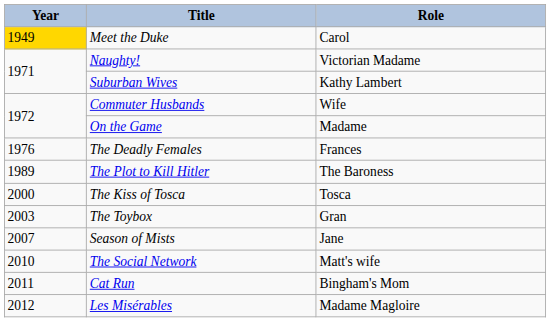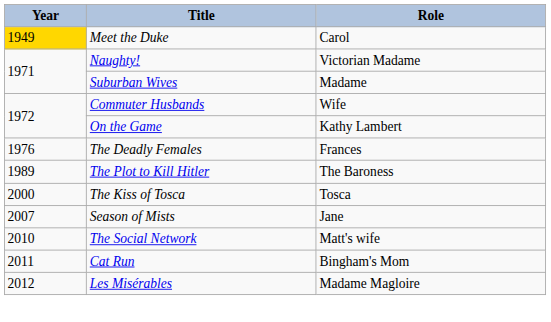(361, 82) Kathy Lambert -> (343, 82) Madame
(343, 127) Madame -> (361, 127) Kathy Lambert
- row: (121, 216)
